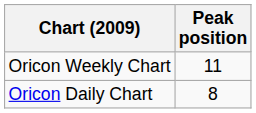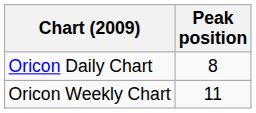rows swapped: (80, 94) <-> (90, 66)
